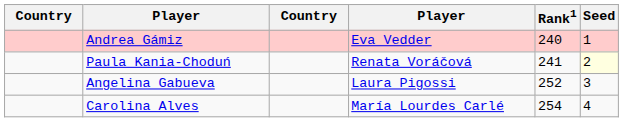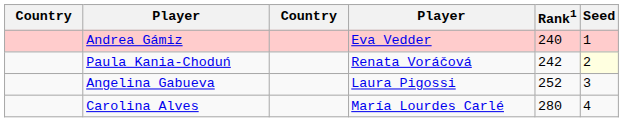(550, 63) 241 -> (550, 63) 242
(550, 106) 254 -> (550, 106) 280
